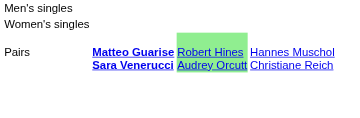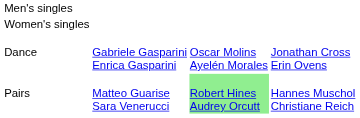+ row: (21, 52)
(133, 59) bold -> (131, 100) normal
